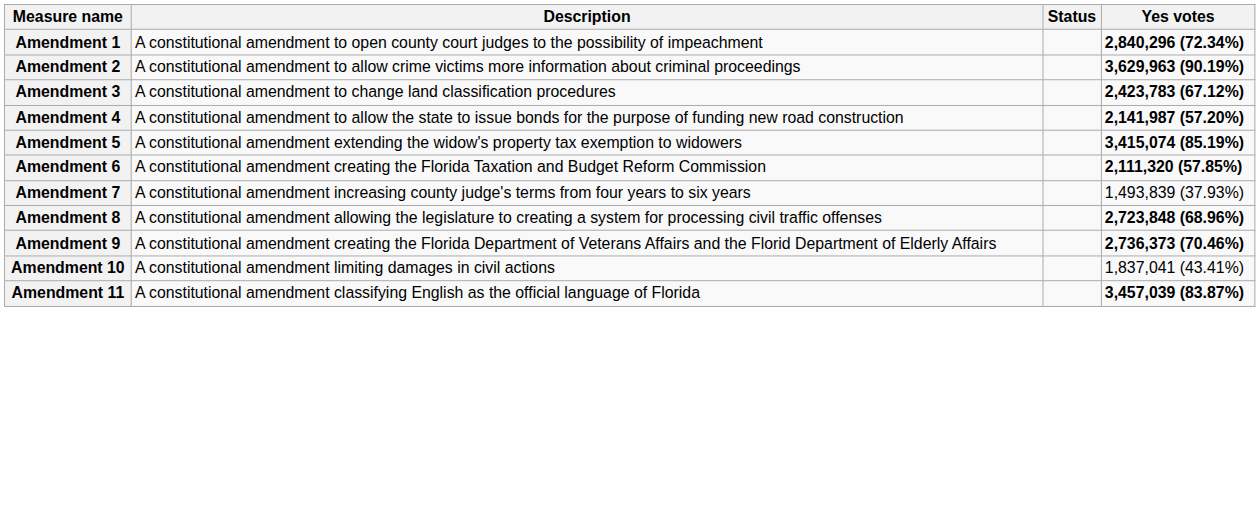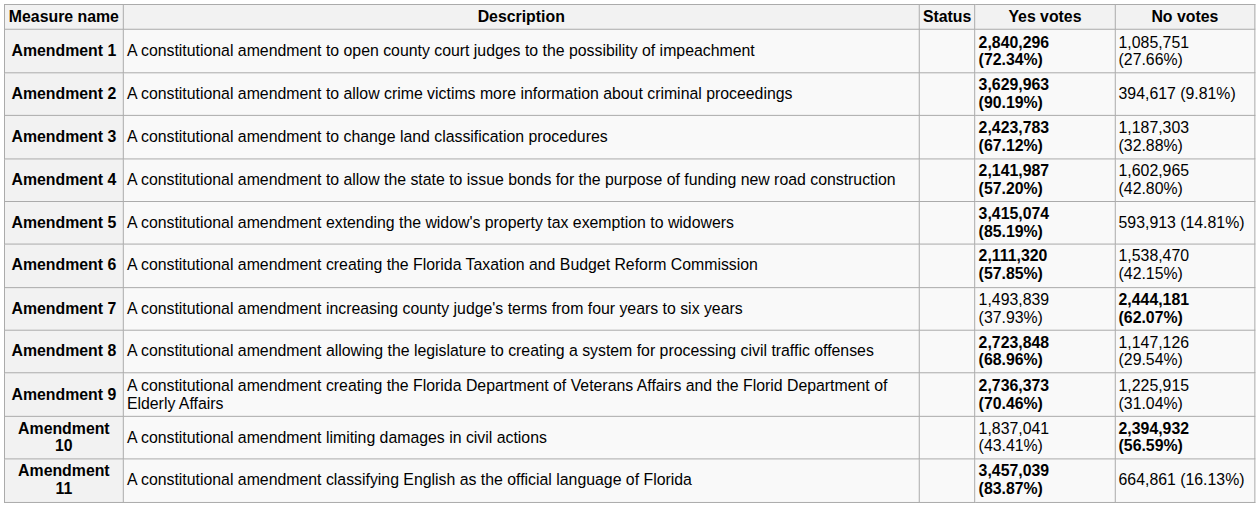+ column: (1185, 17)
